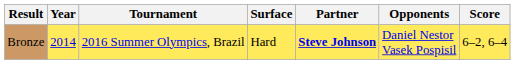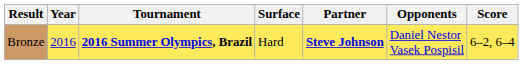(63, 42) 2014 -> (63, 42) 2016
(163, 42) normal -> (167, 42) bold
